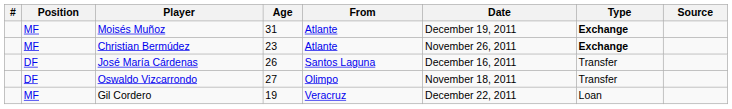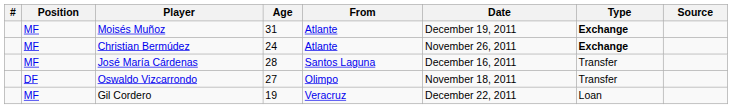(271, 46) 23 -> (271, 46) 24
(31, 63) DF -> (31, 63) MF
(271, 63) 26 -> (271, 63) 28
